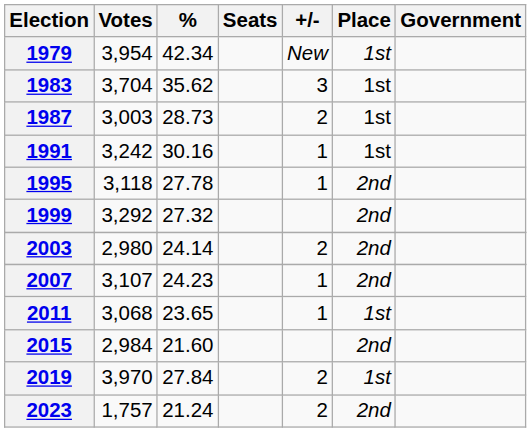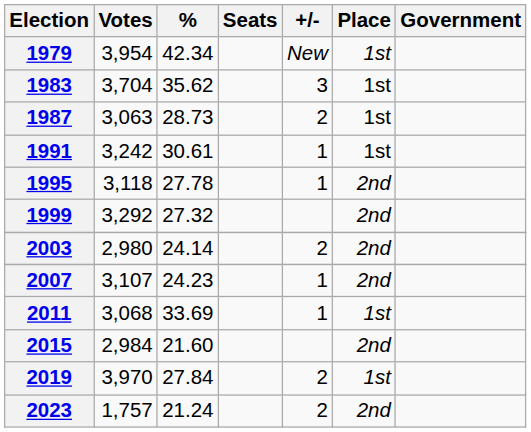(127, 118) 3,003 -> (127, 118) 3,063
(188, 150) 30.16 -> (188, 150) 30.61
(188, 313) 23.65 -> (188, 313) 33.69
